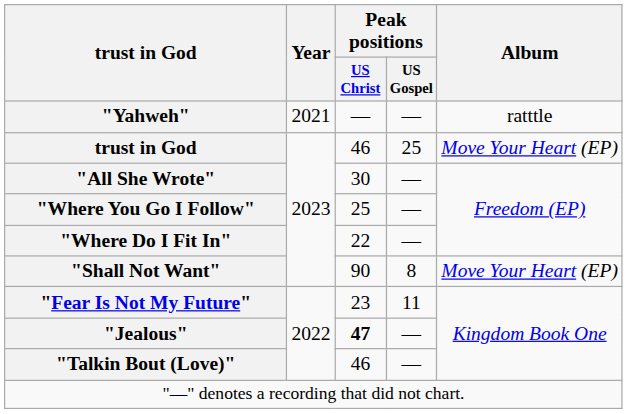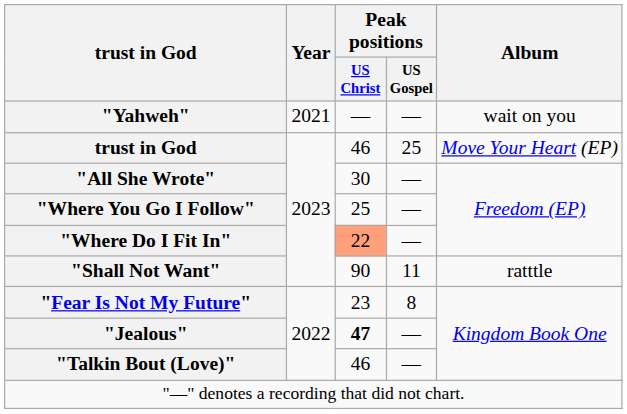(530, 116) ratttle -> (530, 116) wait on you
(360, 240) no background -> (360, 240) lightsalmon background
(411, 271) 8 -> (411, 271) 11
(530, 271) Move Your Heart (EP) -> (530, 271) ratttle
(411, 302) 11 -> (411, 302) 8
